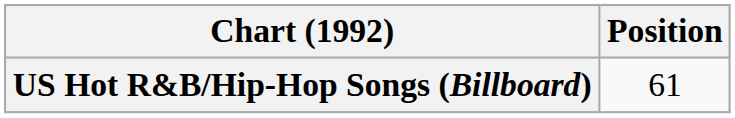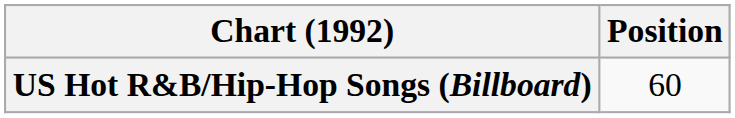(665, 84) 61 -> (665, 84) 60
